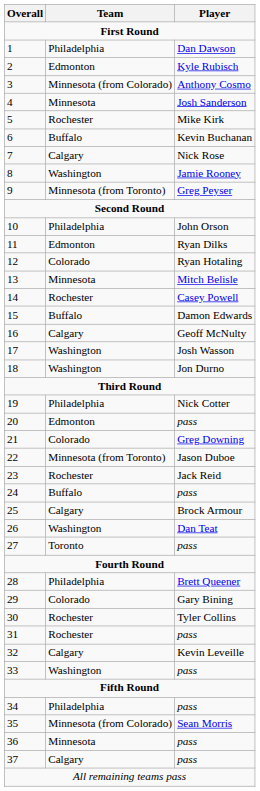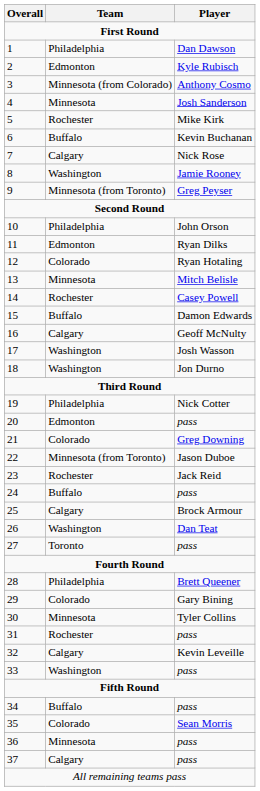(71, 617) Rochester -> (72, 617) Minnesota
(76, 706) Philadelphia -> (65, 706) Buffalo
(110, 723) Minnesota (from Colorado) -> (69, 723) Colorado
